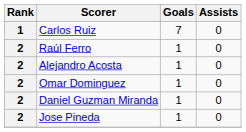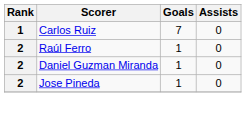- row: (80, 65)
- row: (82, 83)
